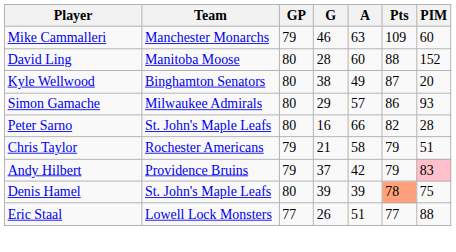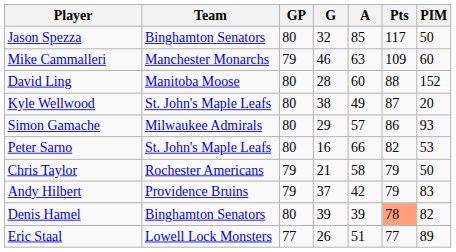+ row: (45, 37)
(205, 81) Binghamton Senators -> (208, 103) St. John's Maple Leafs
(427, 125) 28 -> (427, 147) 53
(427, 147) 51 -> (427, 170) 50
(427, 170) pink background -> (427, 192) no background
(208, 192) St. John's Maple Leafs -> (205, 214) Binghamton Senators
(427, 192) 75 -> (427, 214) 82
(427, 214) 88 -> (427, 236) 89
